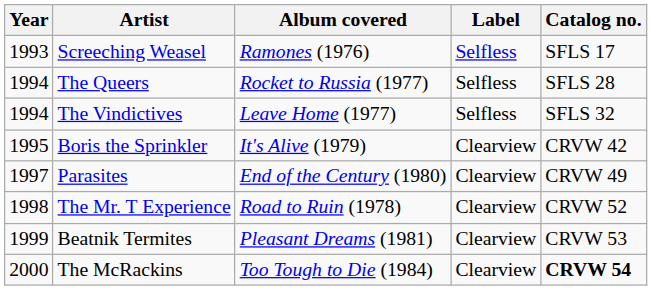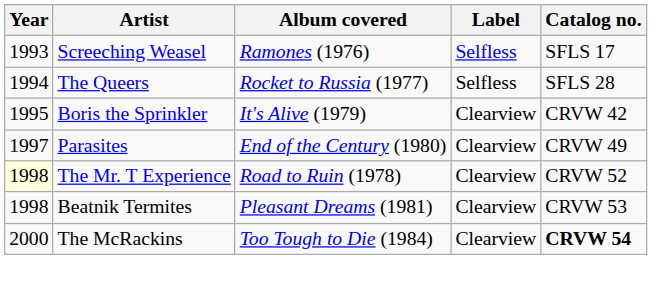- row: (120, 113)
(29, 207) no background -> (29, 176) lightyellow background
(29, 238) 1999 -> (29, 207) 1998
